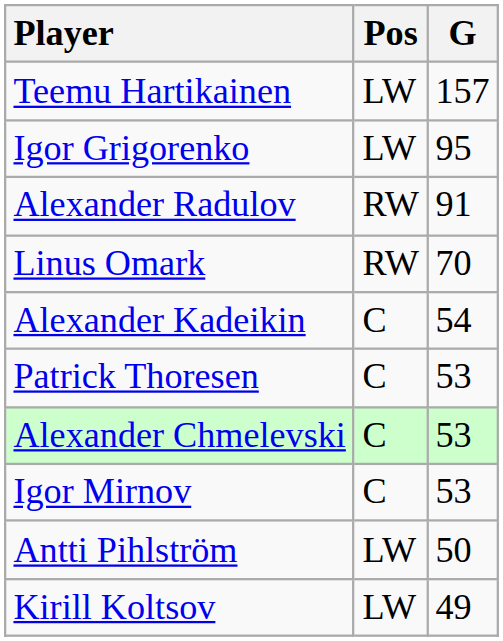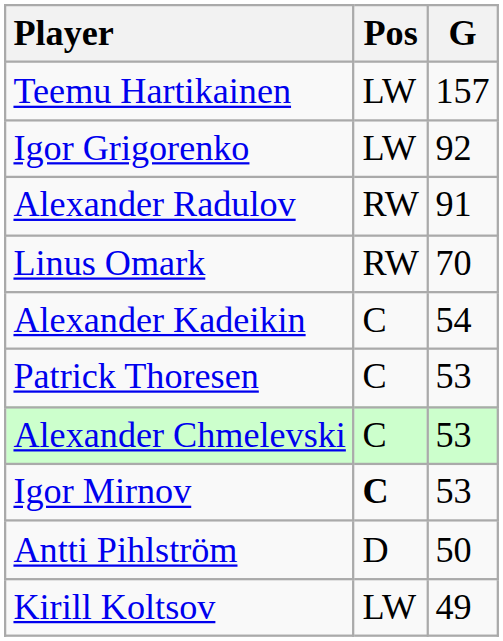(454, 147) 95 -> (454, 147) 92
(375, 491) normal -> (376, 491) bold
(389, 549) LW -> (376, 549) D
